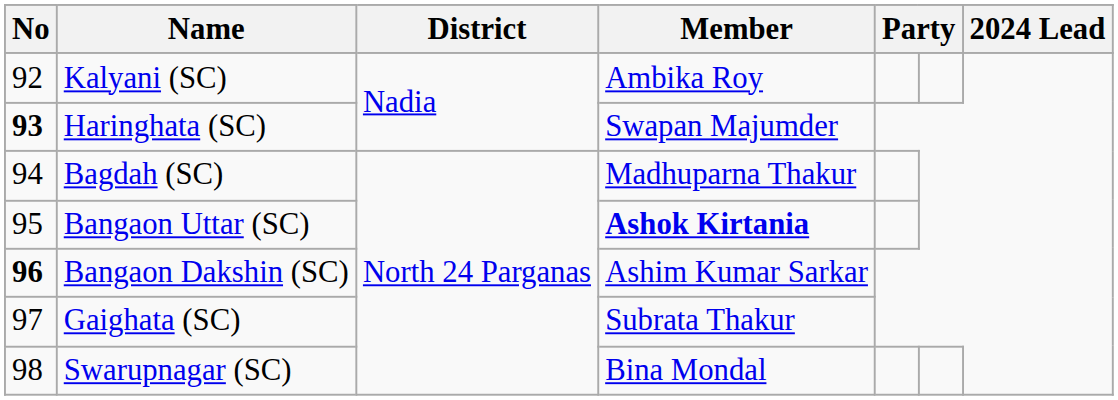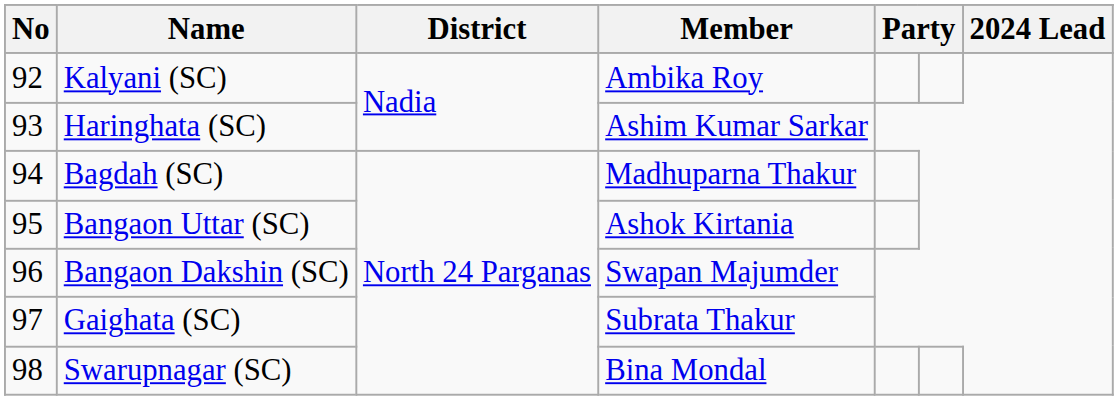(27, 126) bold -> (27, 126) normal
(722, 126) Swapan Majumder -> (737, 126) Ashim Kumar Sarkar
(707, 223) bold -> (699, 223) normal
(27, 272) bold -> (27, 272) normal
(737, 272) Ashim Kumar Sarkar -> (722, 272) Swapan Majumder
